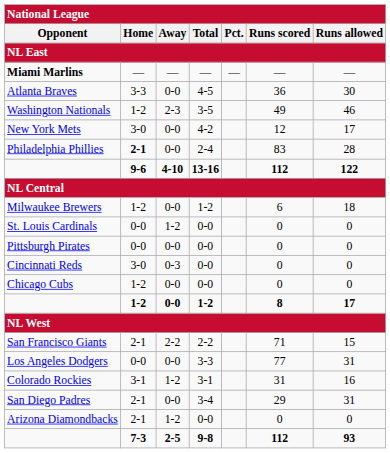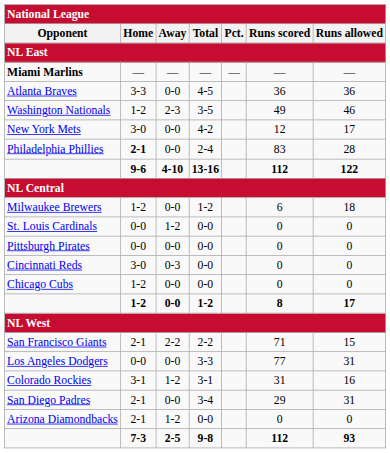(349, 91) 30 -> (349, 91) 36
